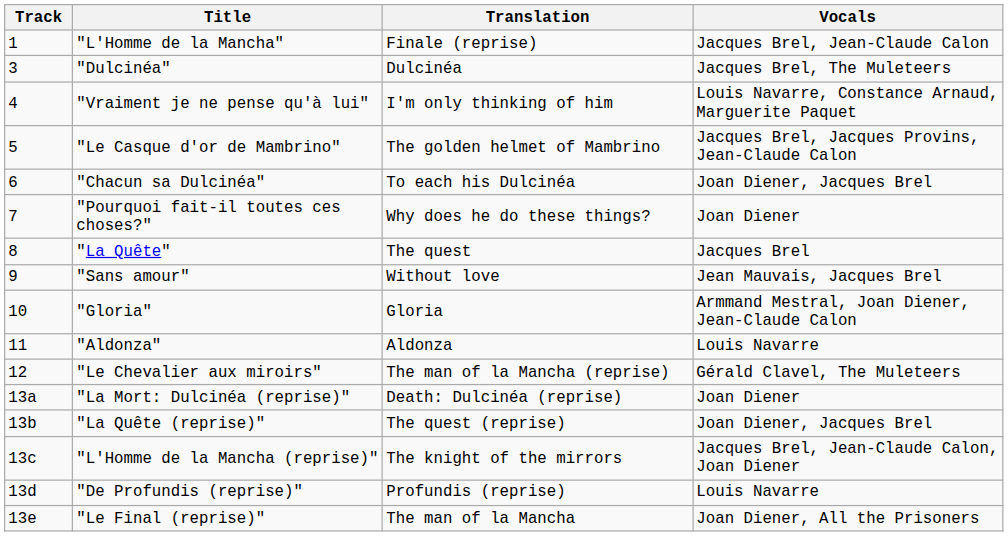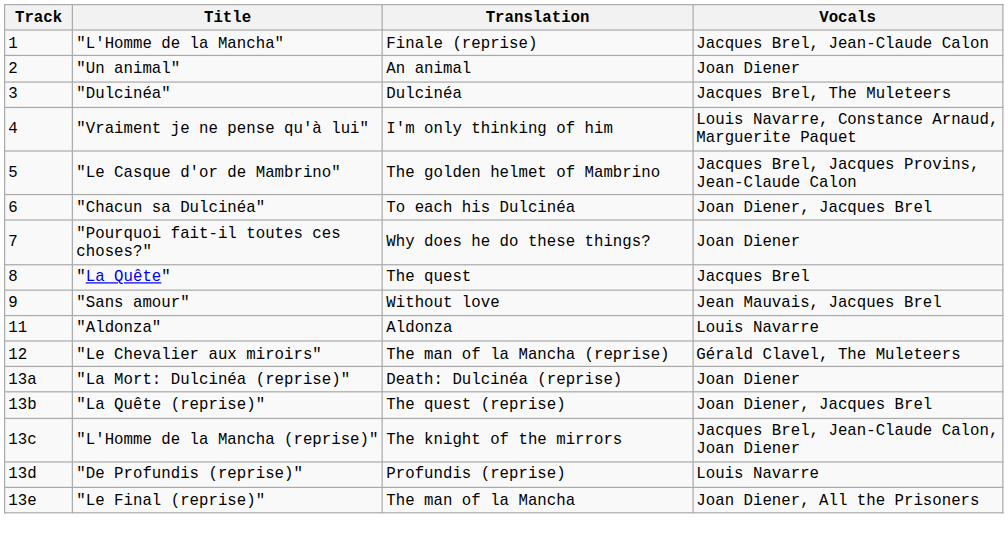+ row: (128, 69)
- row: (114, 312)
